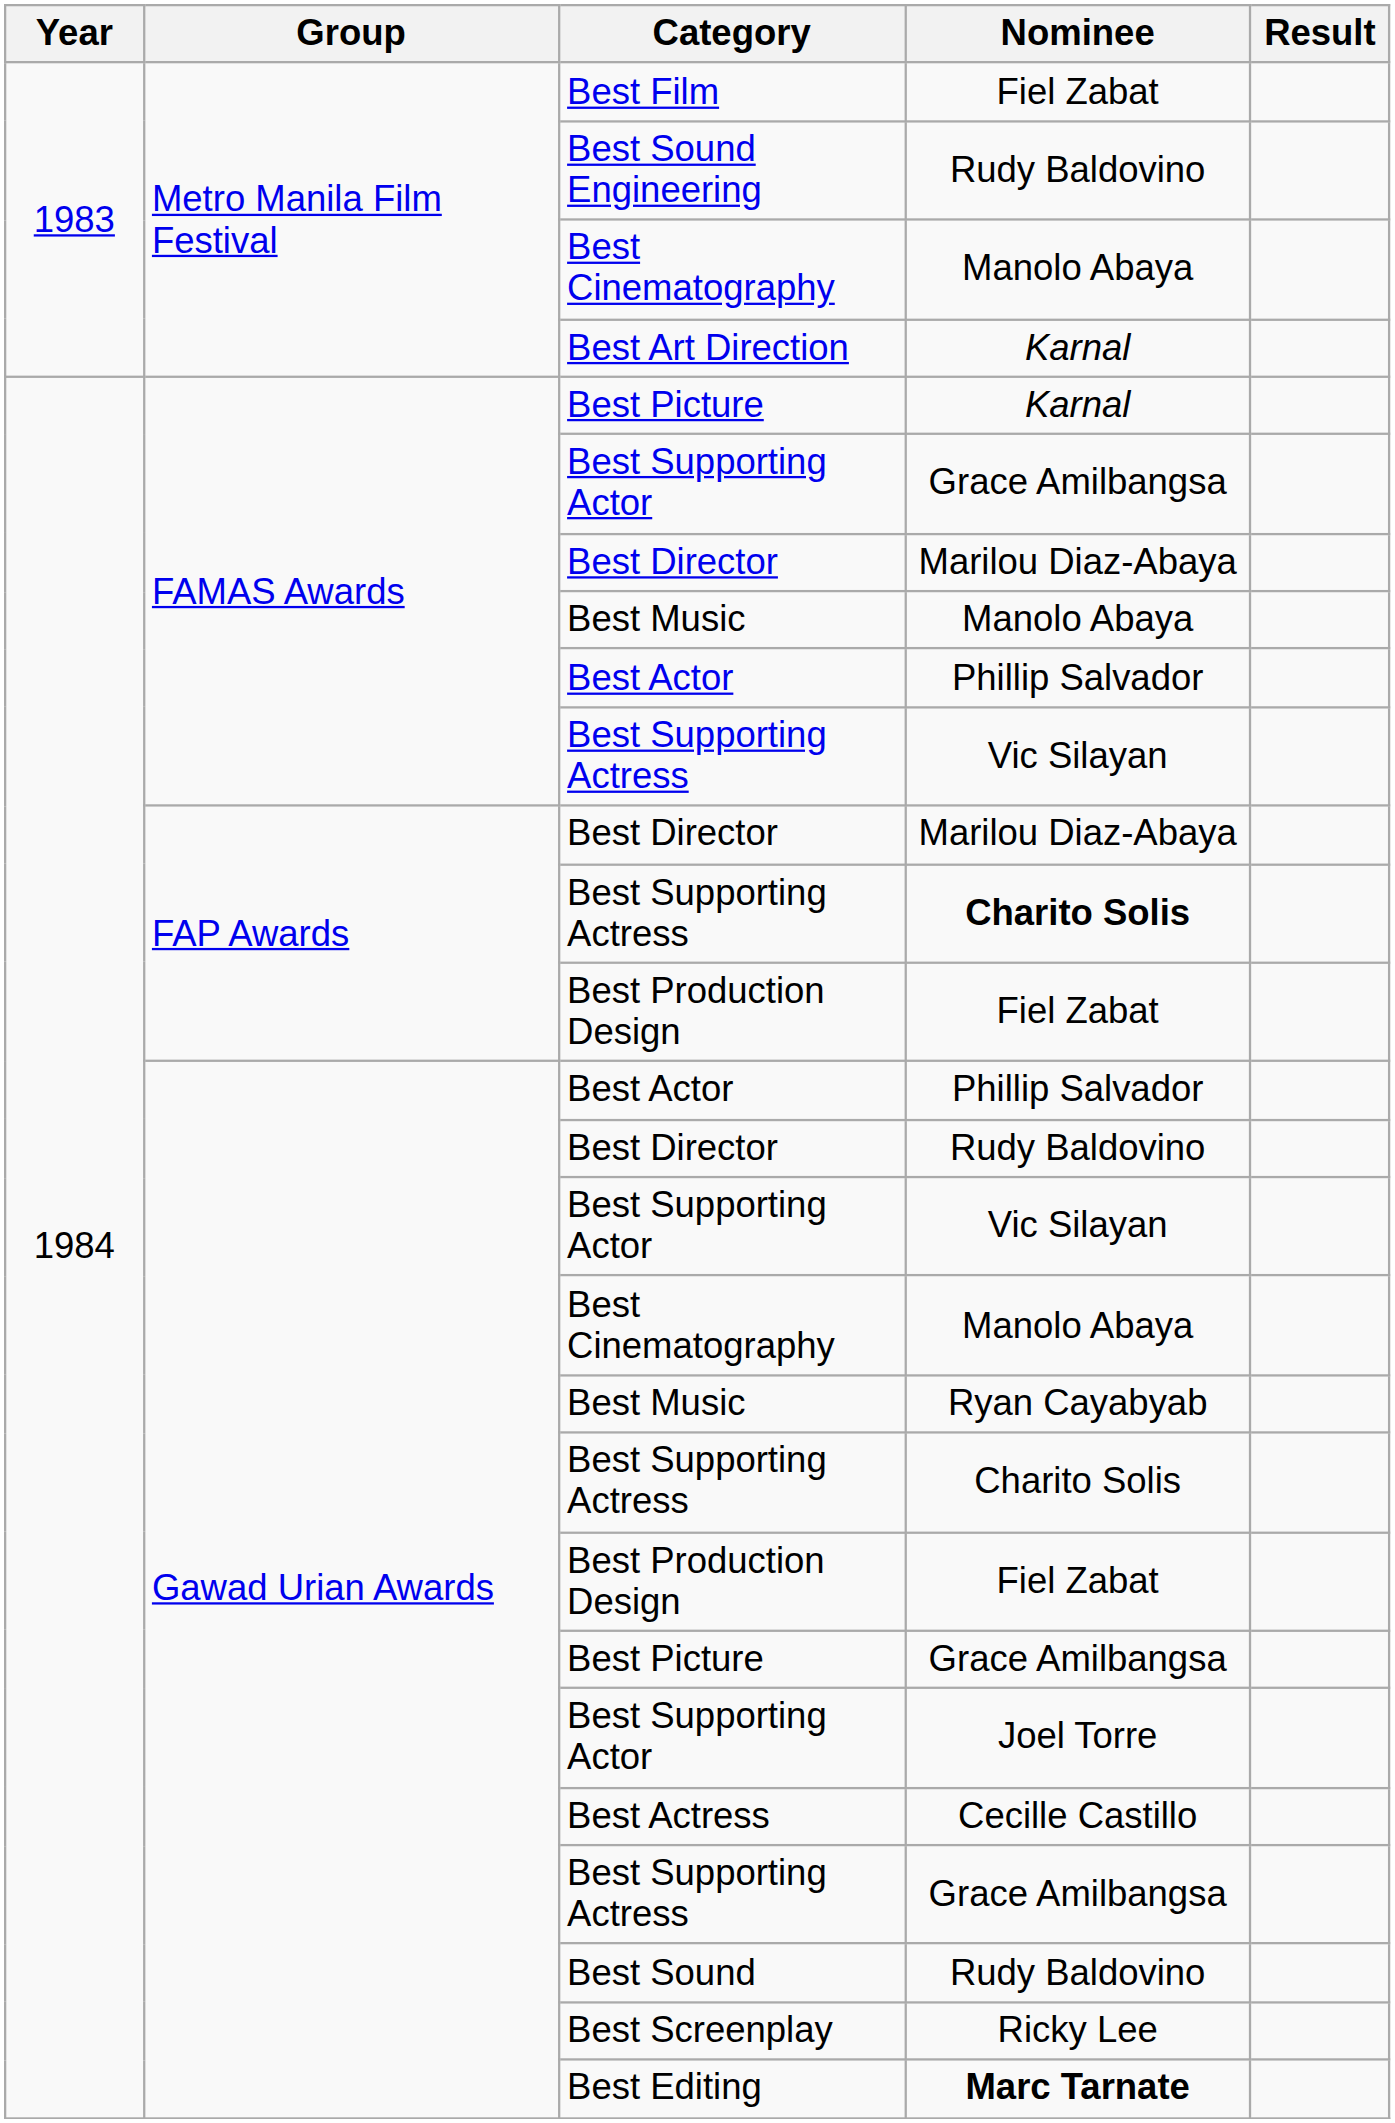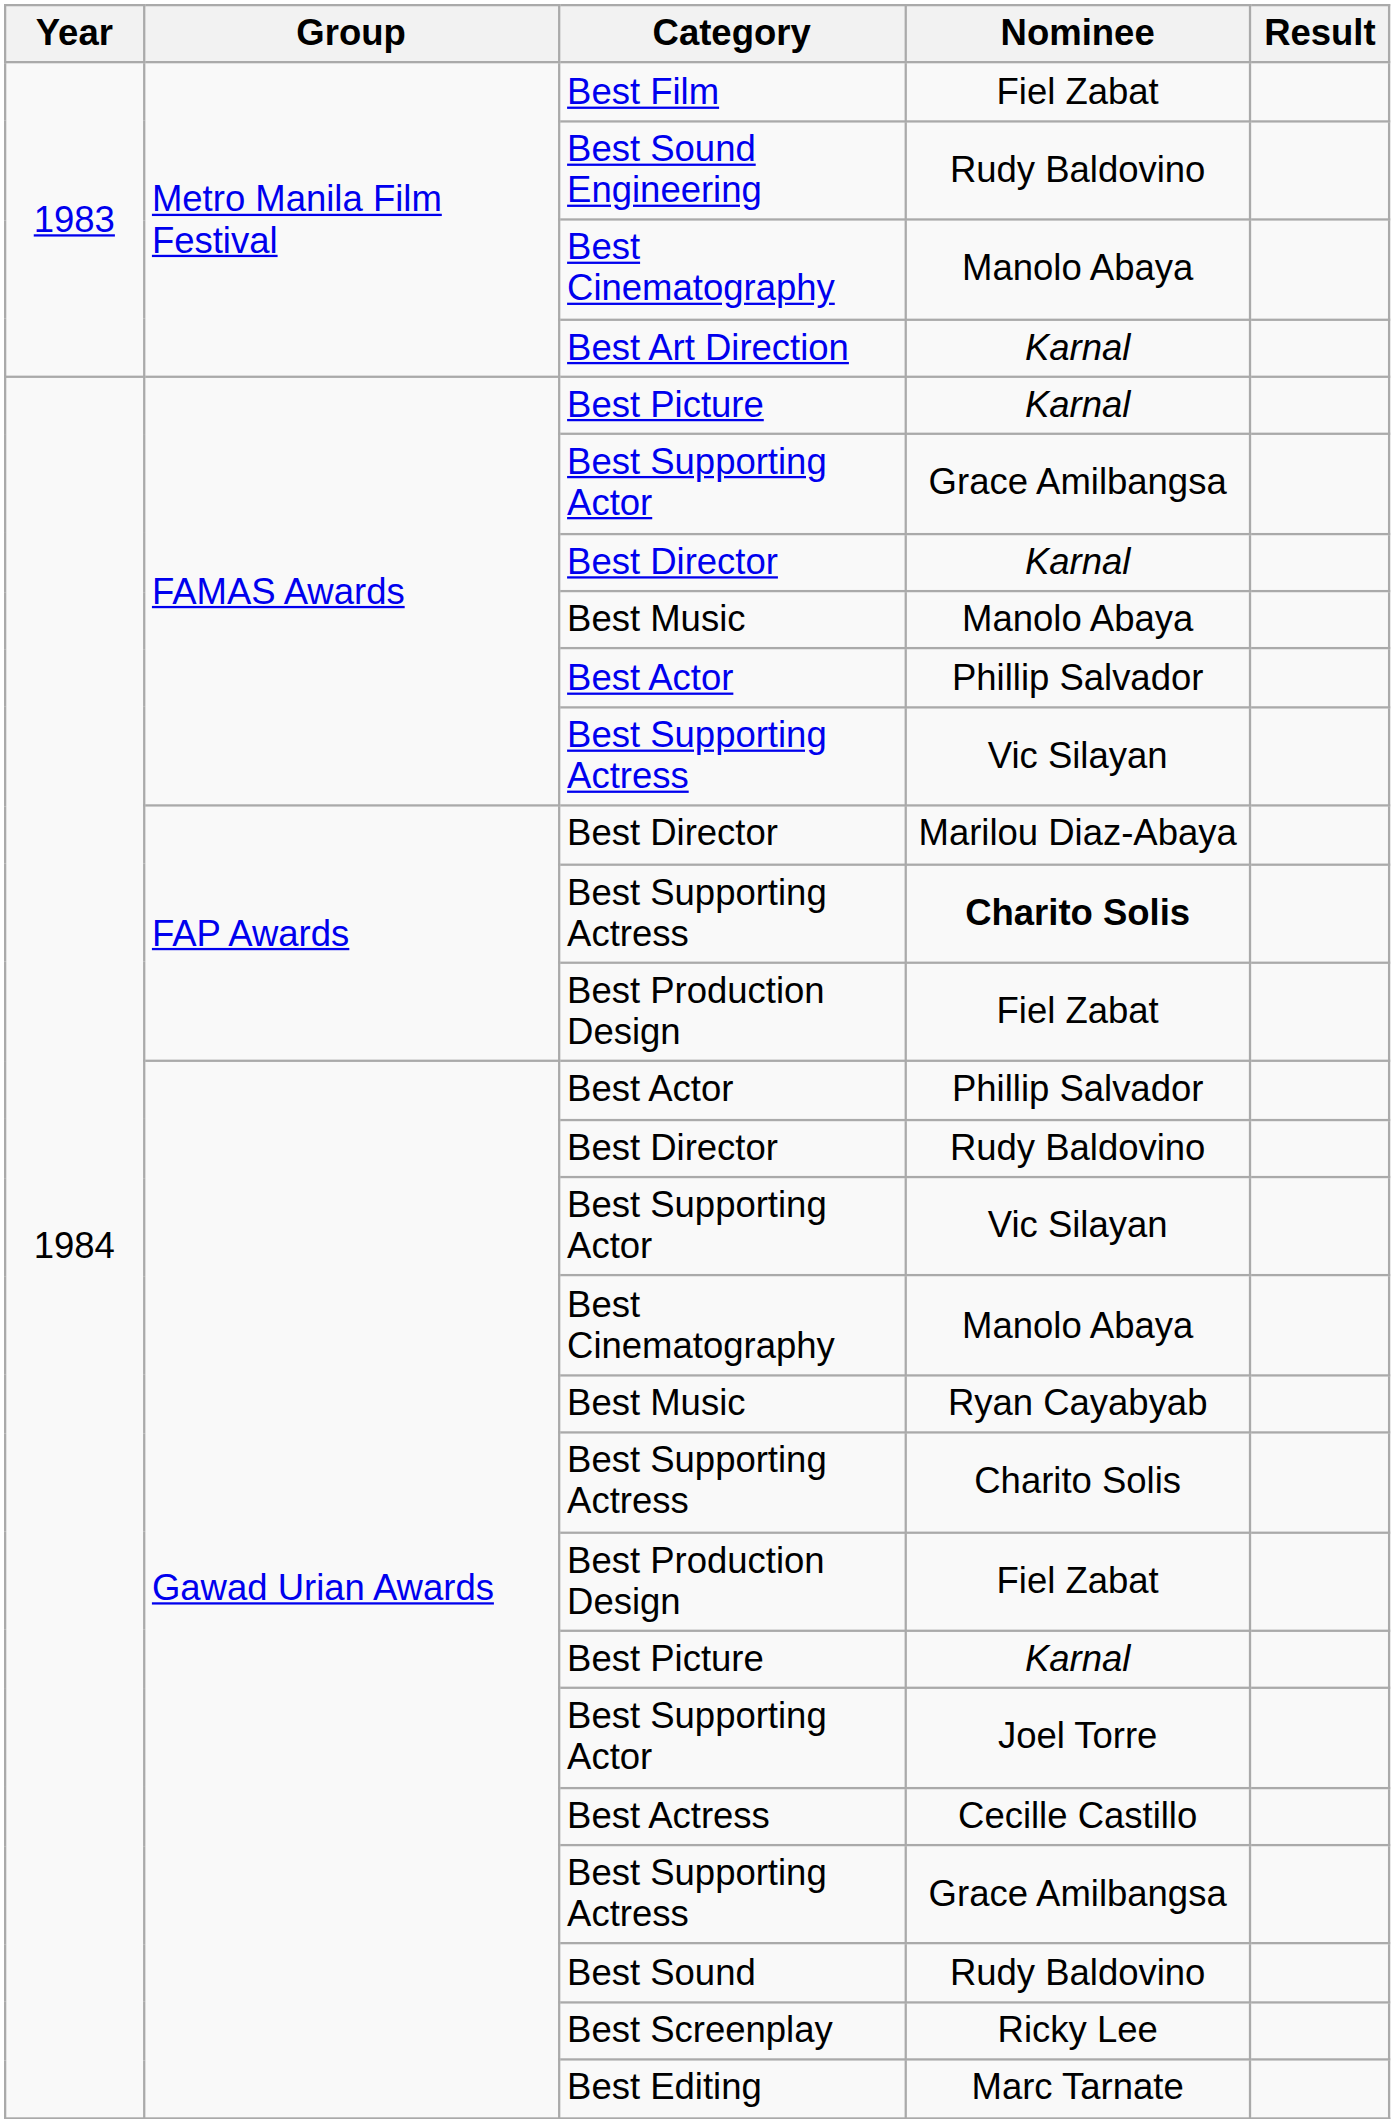(1078, 561) Marilou Diaz-Abaya -> (1078, 561) Karnal
(1078, 1658) Grace Amilbangsa -> (1078, 1658) Karnal
(1078, 2087) bold -> (1078, 2087) normal
